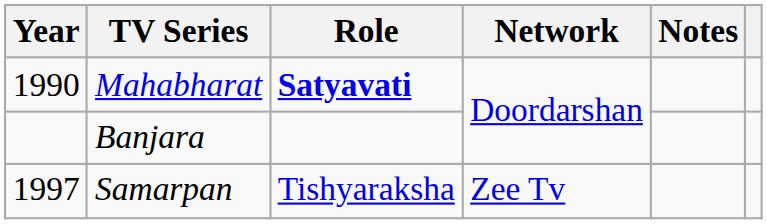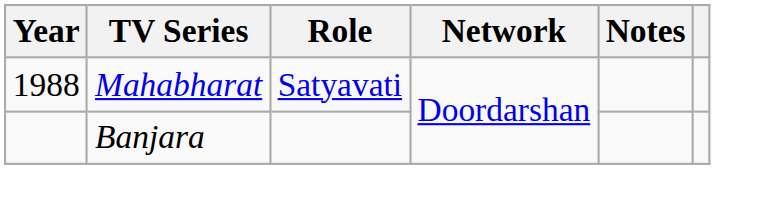(46, 84) 1990 -> (46, 84) 1988
(345, 84) bold -> (340, 84) normal
- row: (164, 190)
